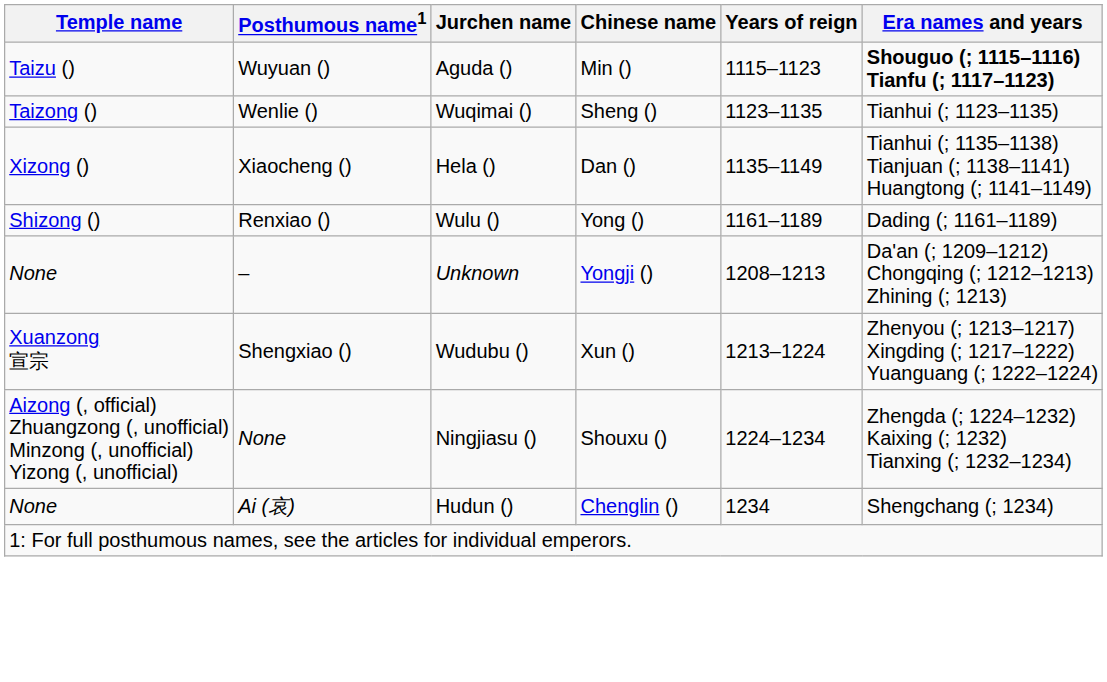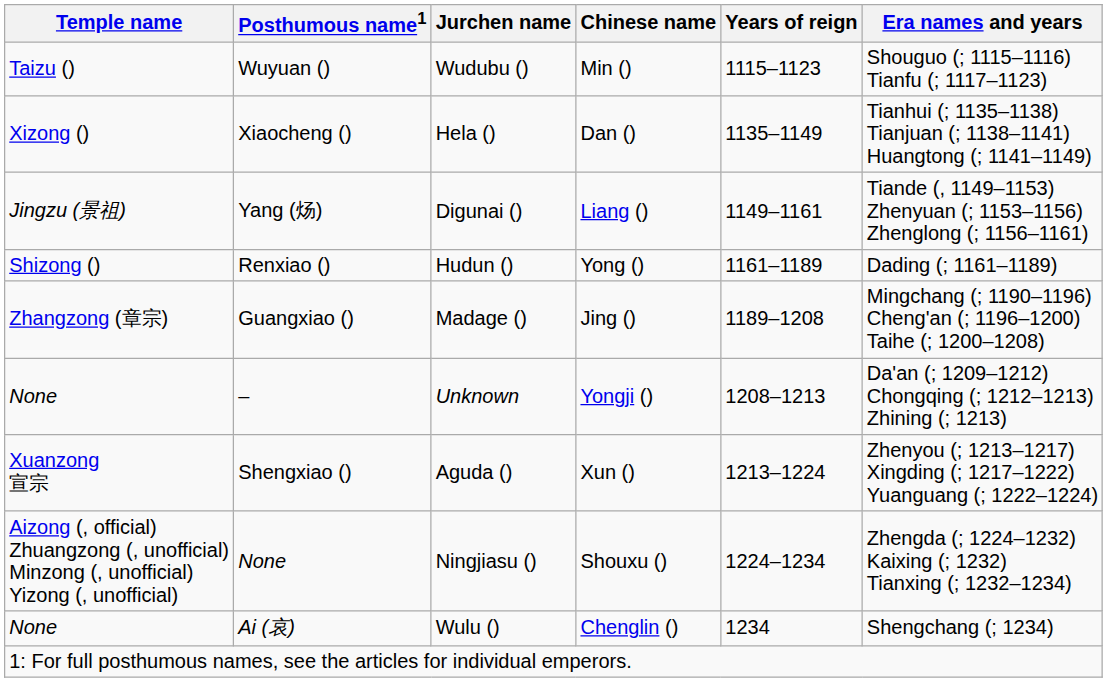(474, 68) Aguda () -> (482, 68) Wudubu ()
(974, 68) bold -> (969, 68) normal
- row: (278, 111)
+ row: (280, 210)
(468, 220) Wulu () -> (475, 265) Hudun ()
+ row: (296, 319)
(482, 351) Wudubu () -> (474, 472) Aguda ()
(475, 506) Hudun () -> (468, 628) Wulu ()
